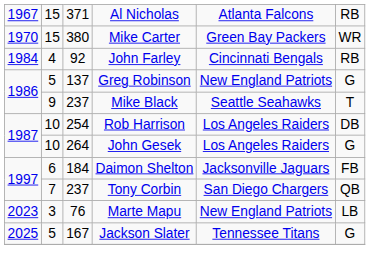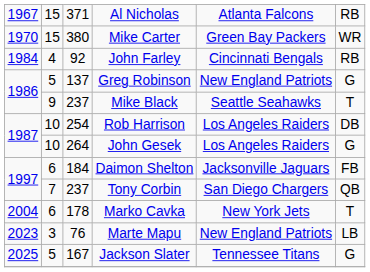+ row: (144, 211)
